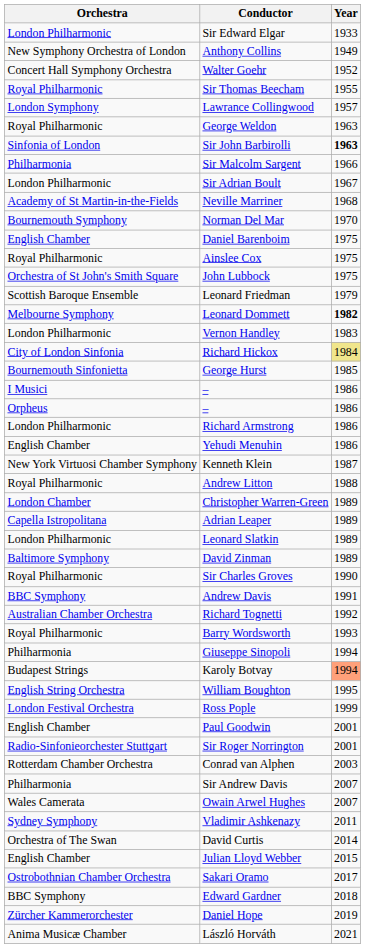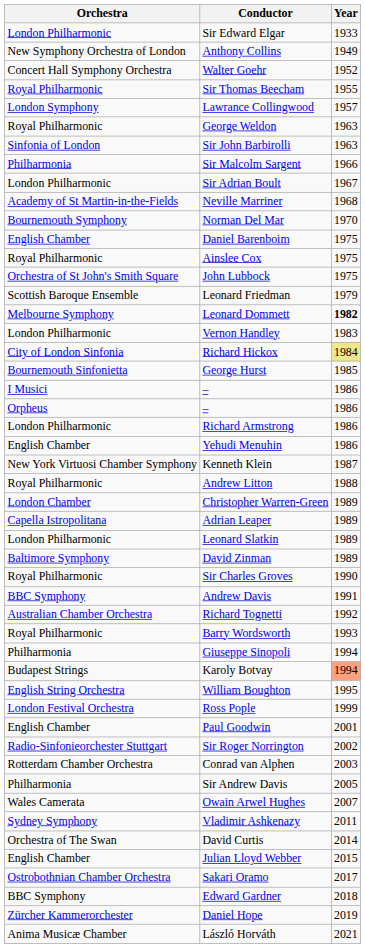(346, 145) bold -> (346, 145) normal
(346, 746) 2001 -> (346, 746) 2002
(346, 783) 2007 -> (346, 783) 2005
